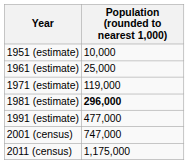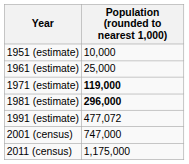(102, 85) normal -> (102, 85) bold
(103, 118) 477,000 -> (103, 118) 477,072
